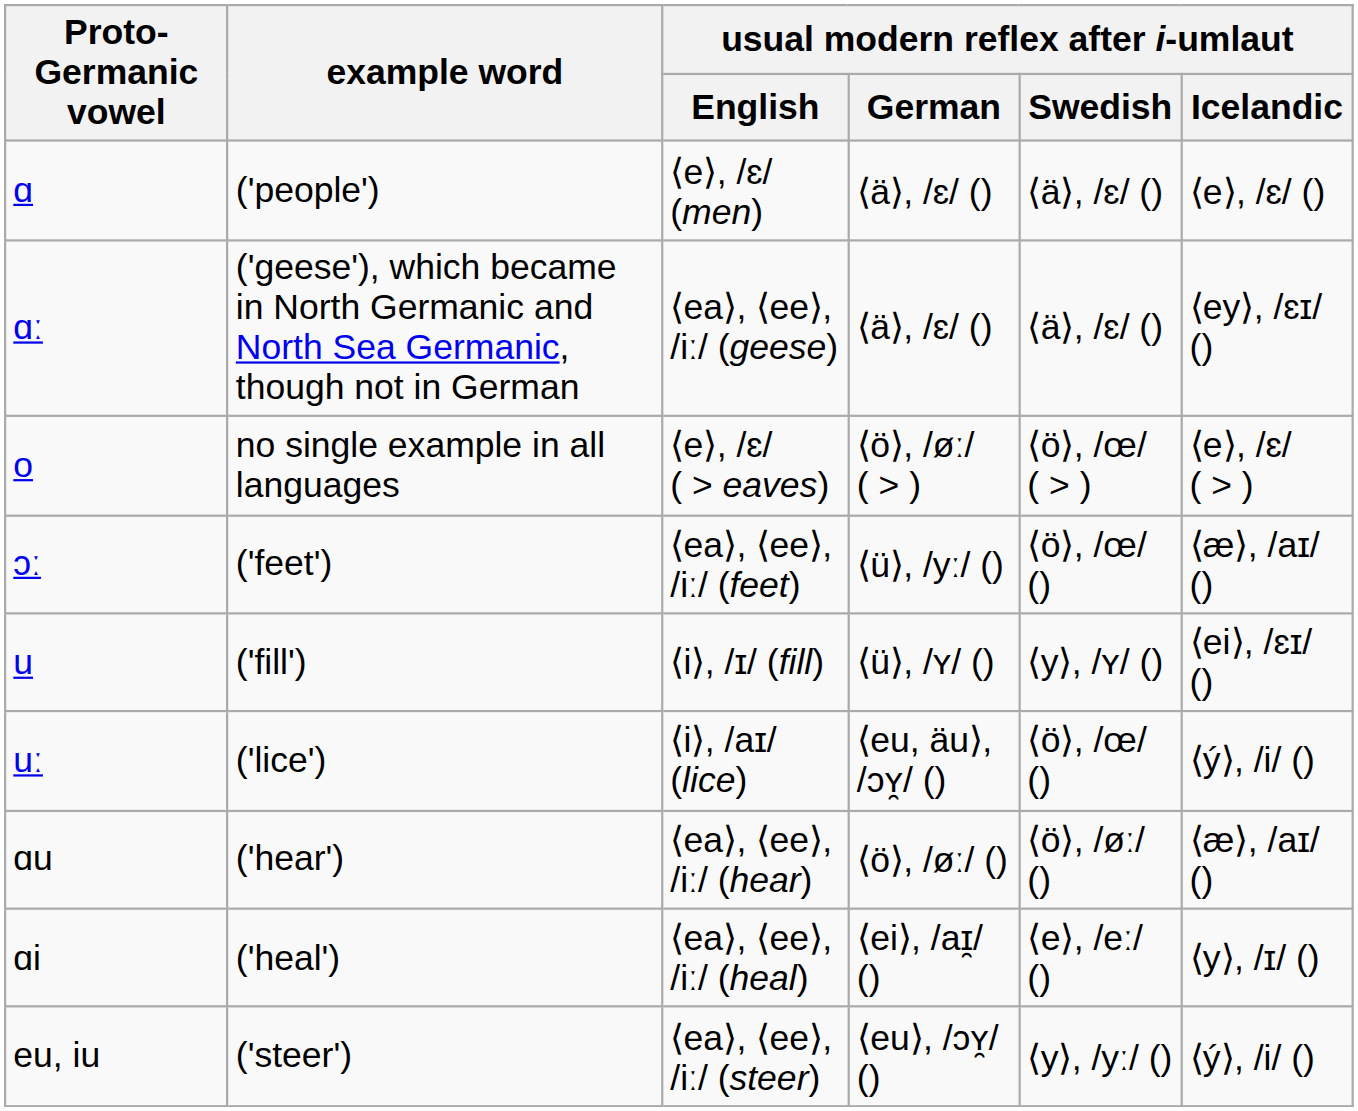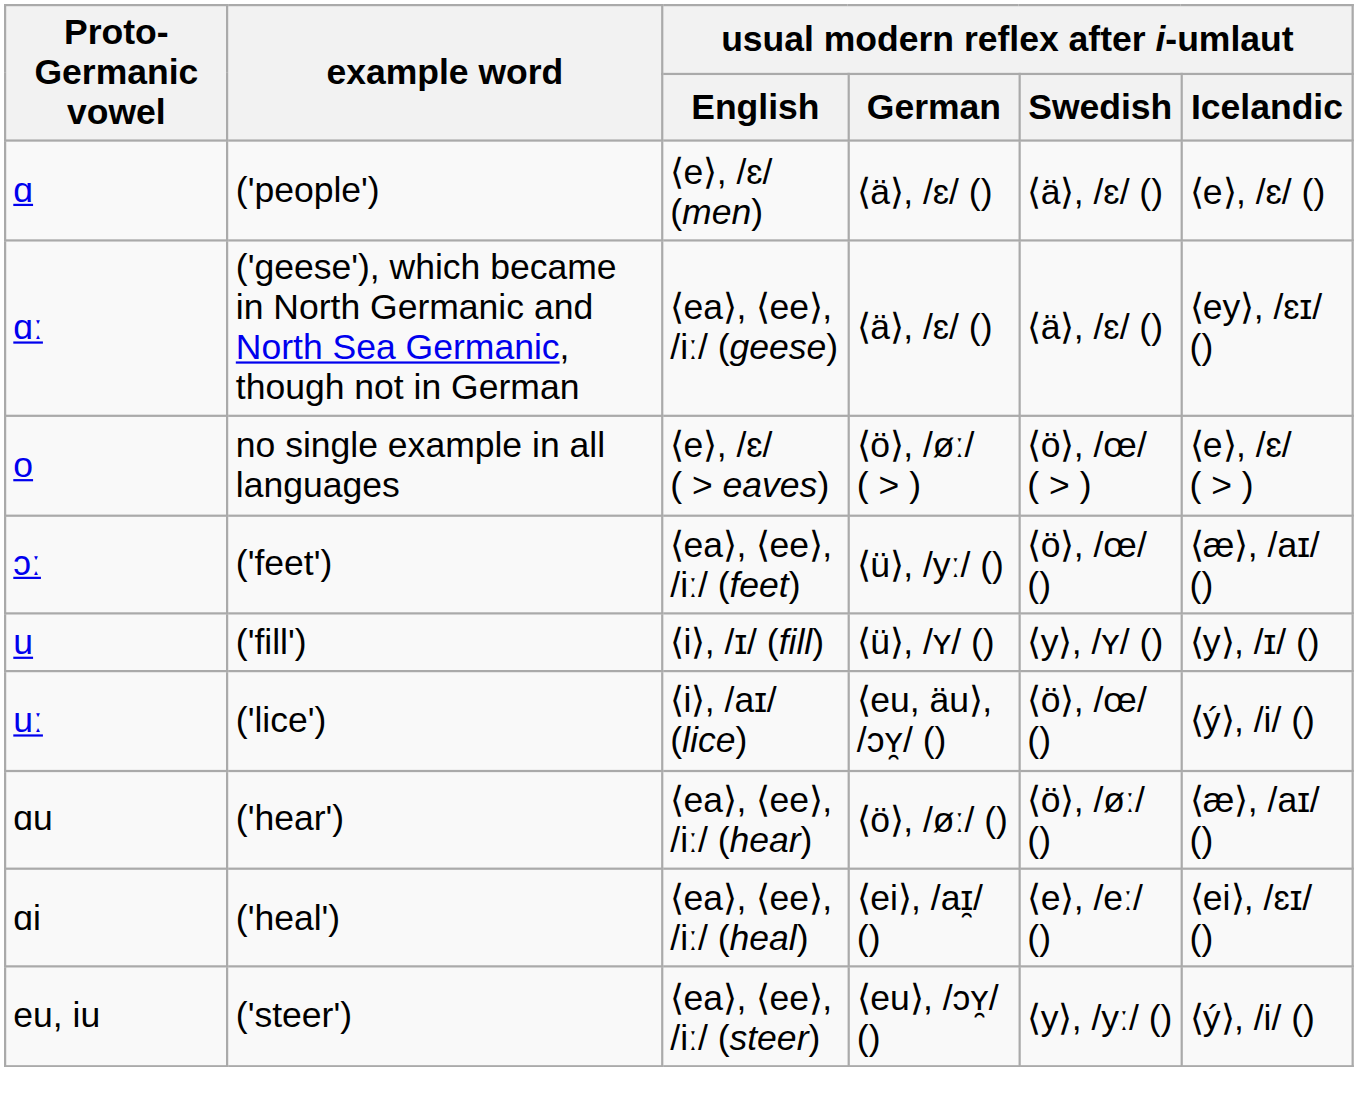(1251, 662) ⟨ei⟩, /ɛɪ/ () -> (1255, 642) ⟨y⟩, /ɪ/ ()
(1255, 958) ⟨y⟩, /ɪ/ () -> (1251, 918) ⟨ei⟩, /ɛɪ/ ()
